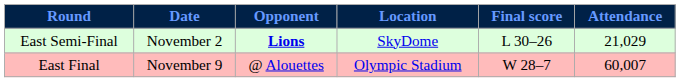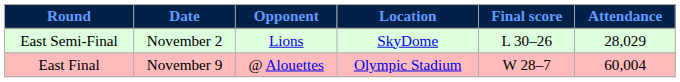(286, 40) bold -> (286, 40) normal
(625, 40) 21,029 -> (625, 40) 28,029
(625, 64) 60,007 -> (625, 64) 60,004
